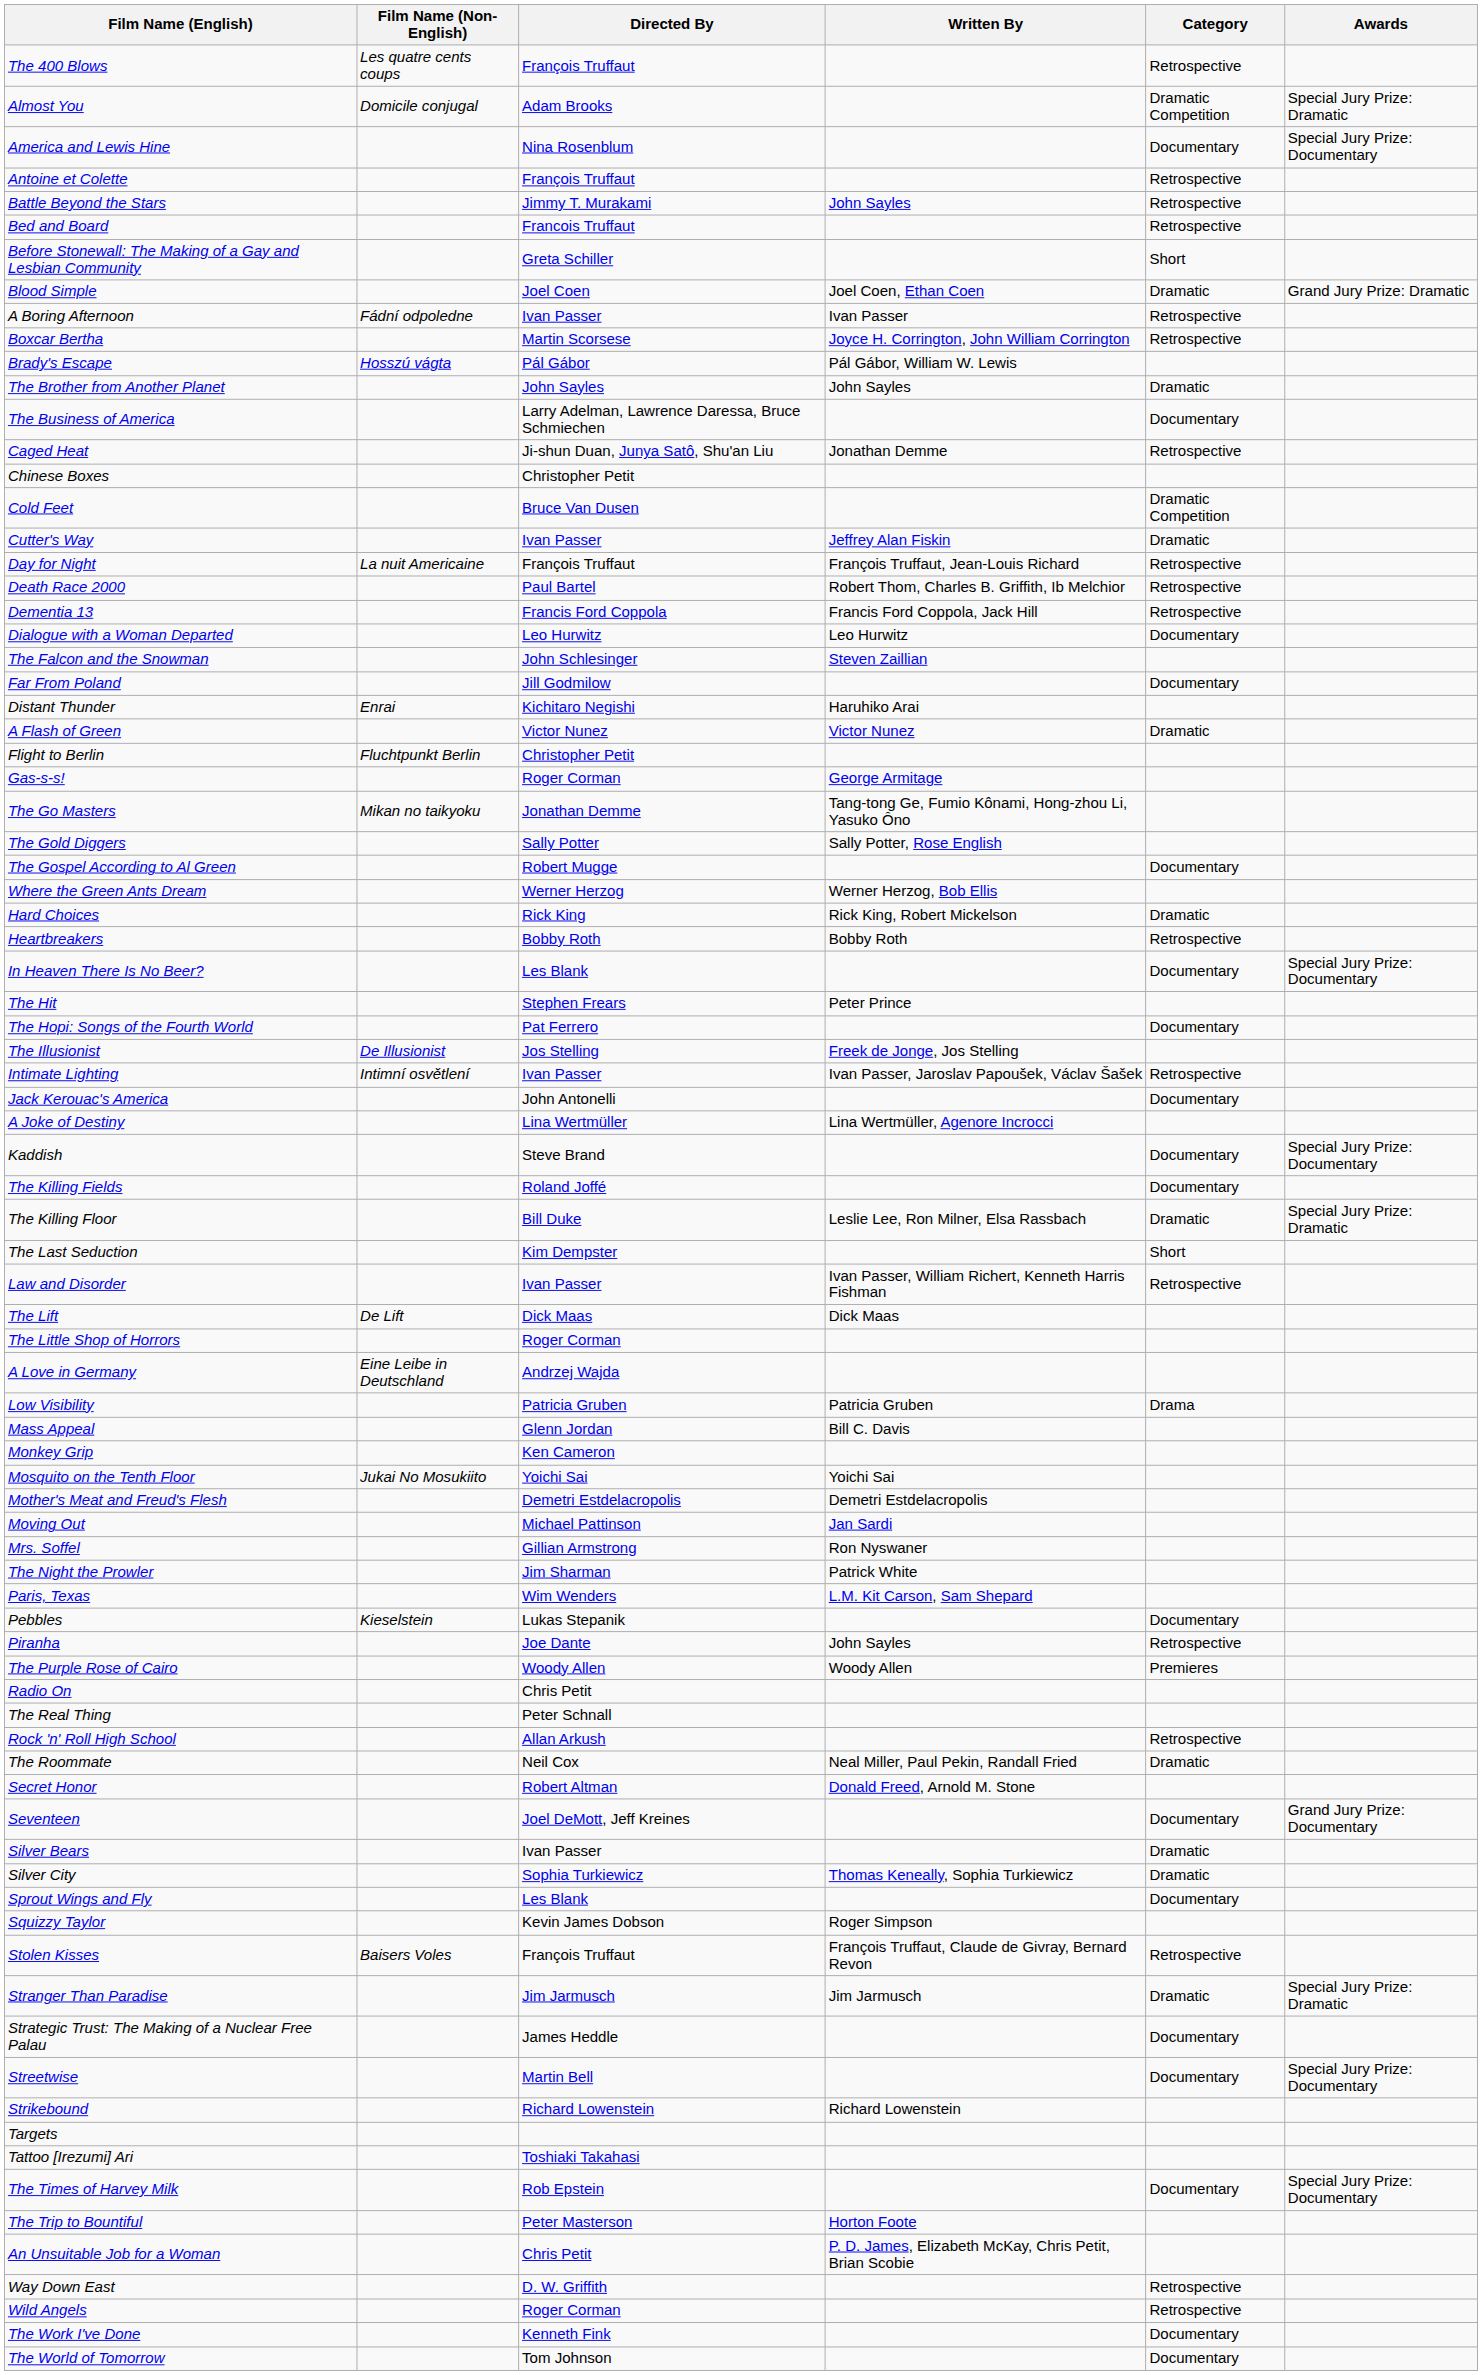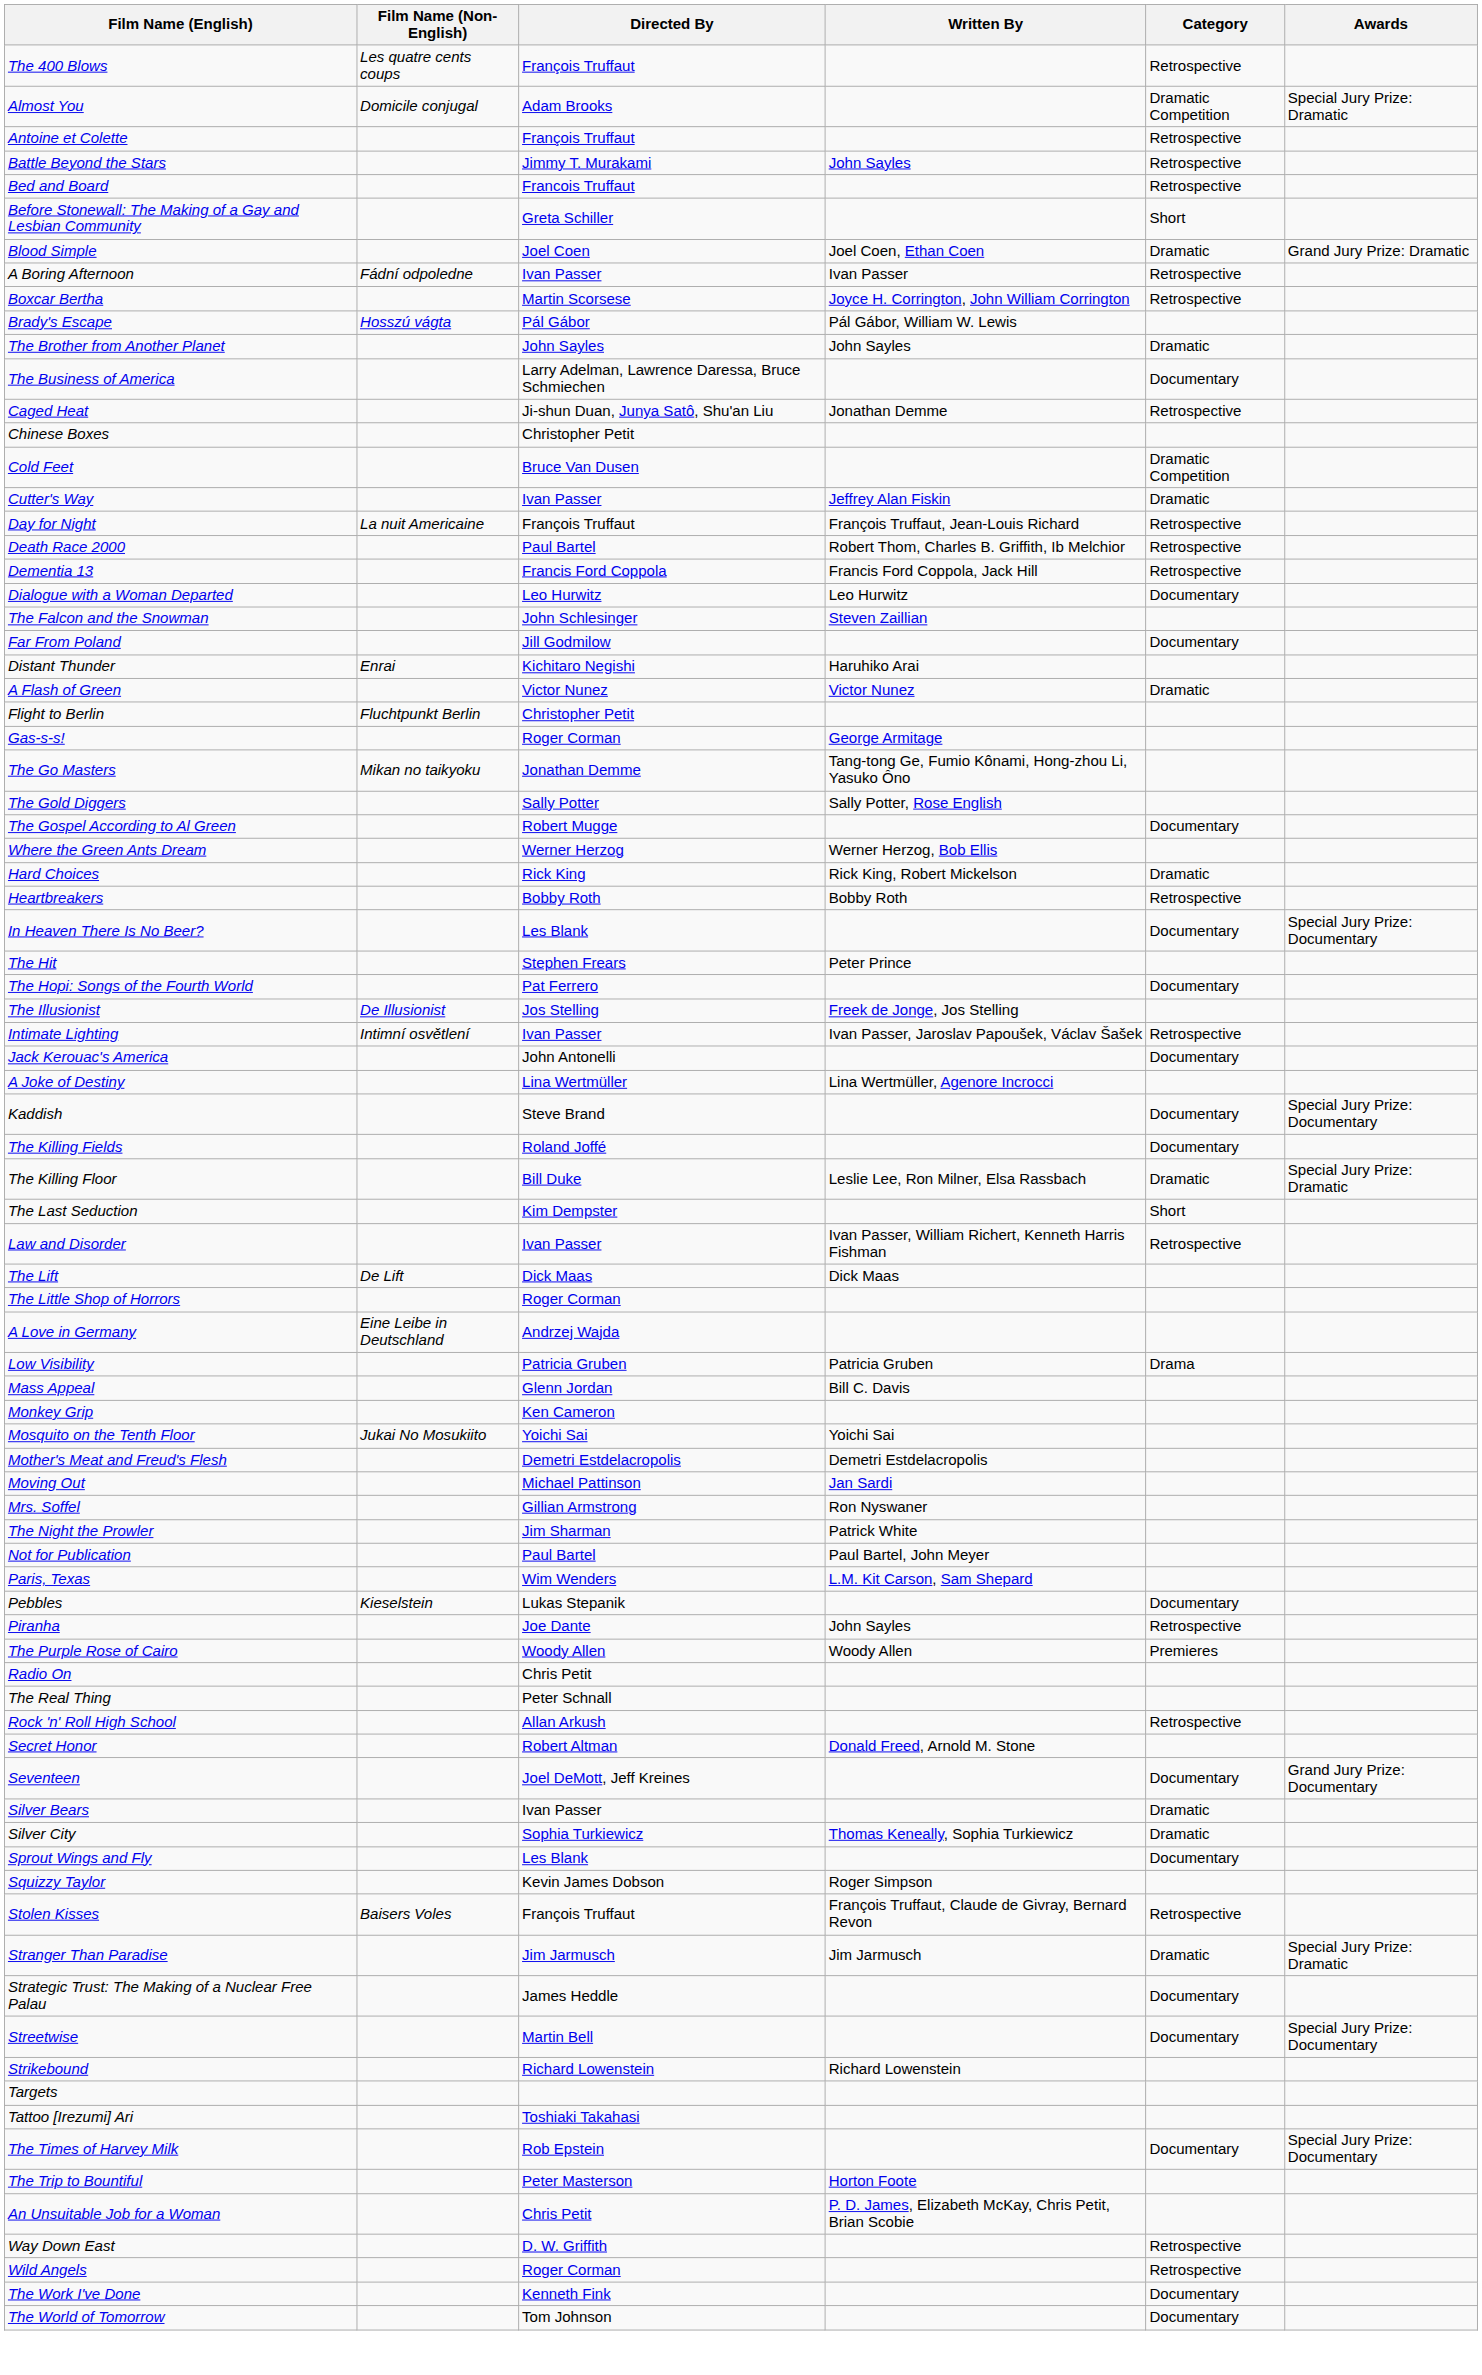- row: (89, 147)
+ row: (69, 1555)
- row: (60, 1762)
